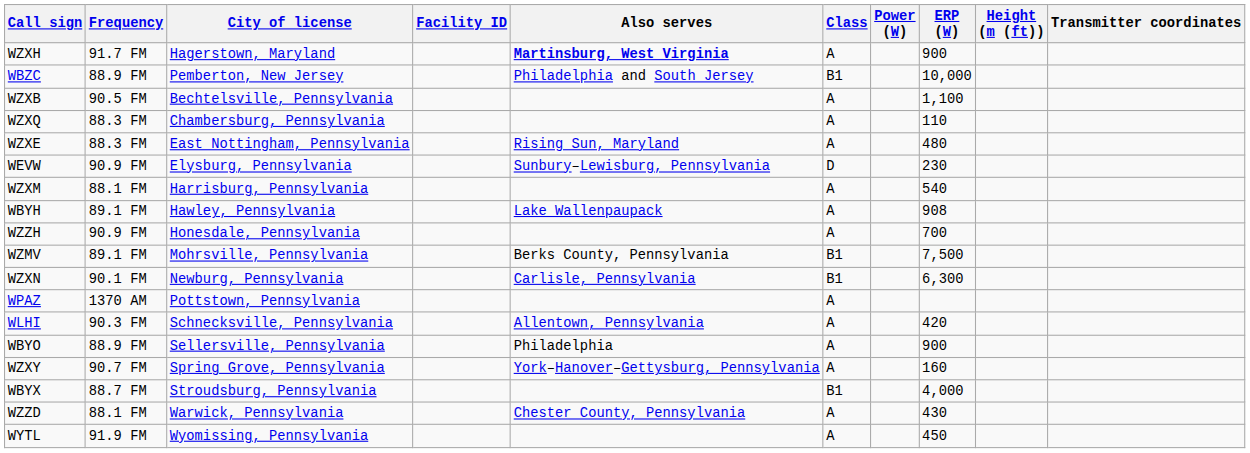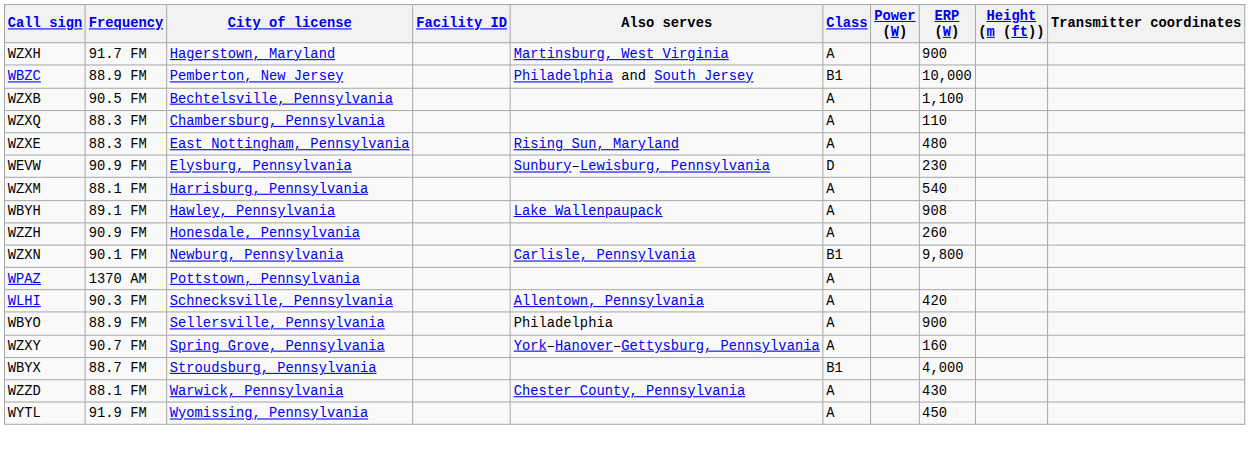(621, 54) bold -> (621, 54) normal
(935, 234) 700 -> (935, 234) 260
- row: (24, 256)
(943, 279) 6,300 -> (943, 256) 9,800
